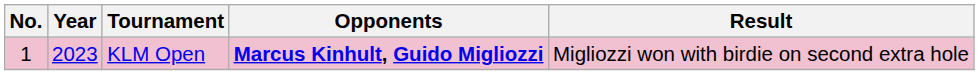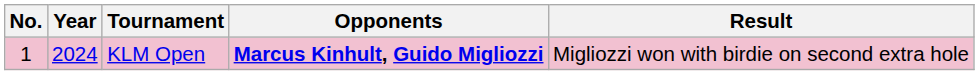(75, 54) 2023 -> (75, 54) 2024
